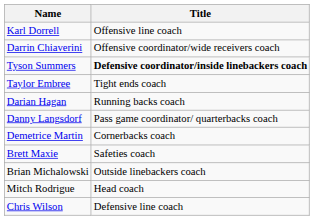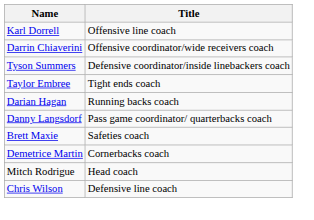(200, 66) bold -> (189, 66) normal
rows swapped: (45, 136) <-> (32, 154)
- row: (48, 171)
